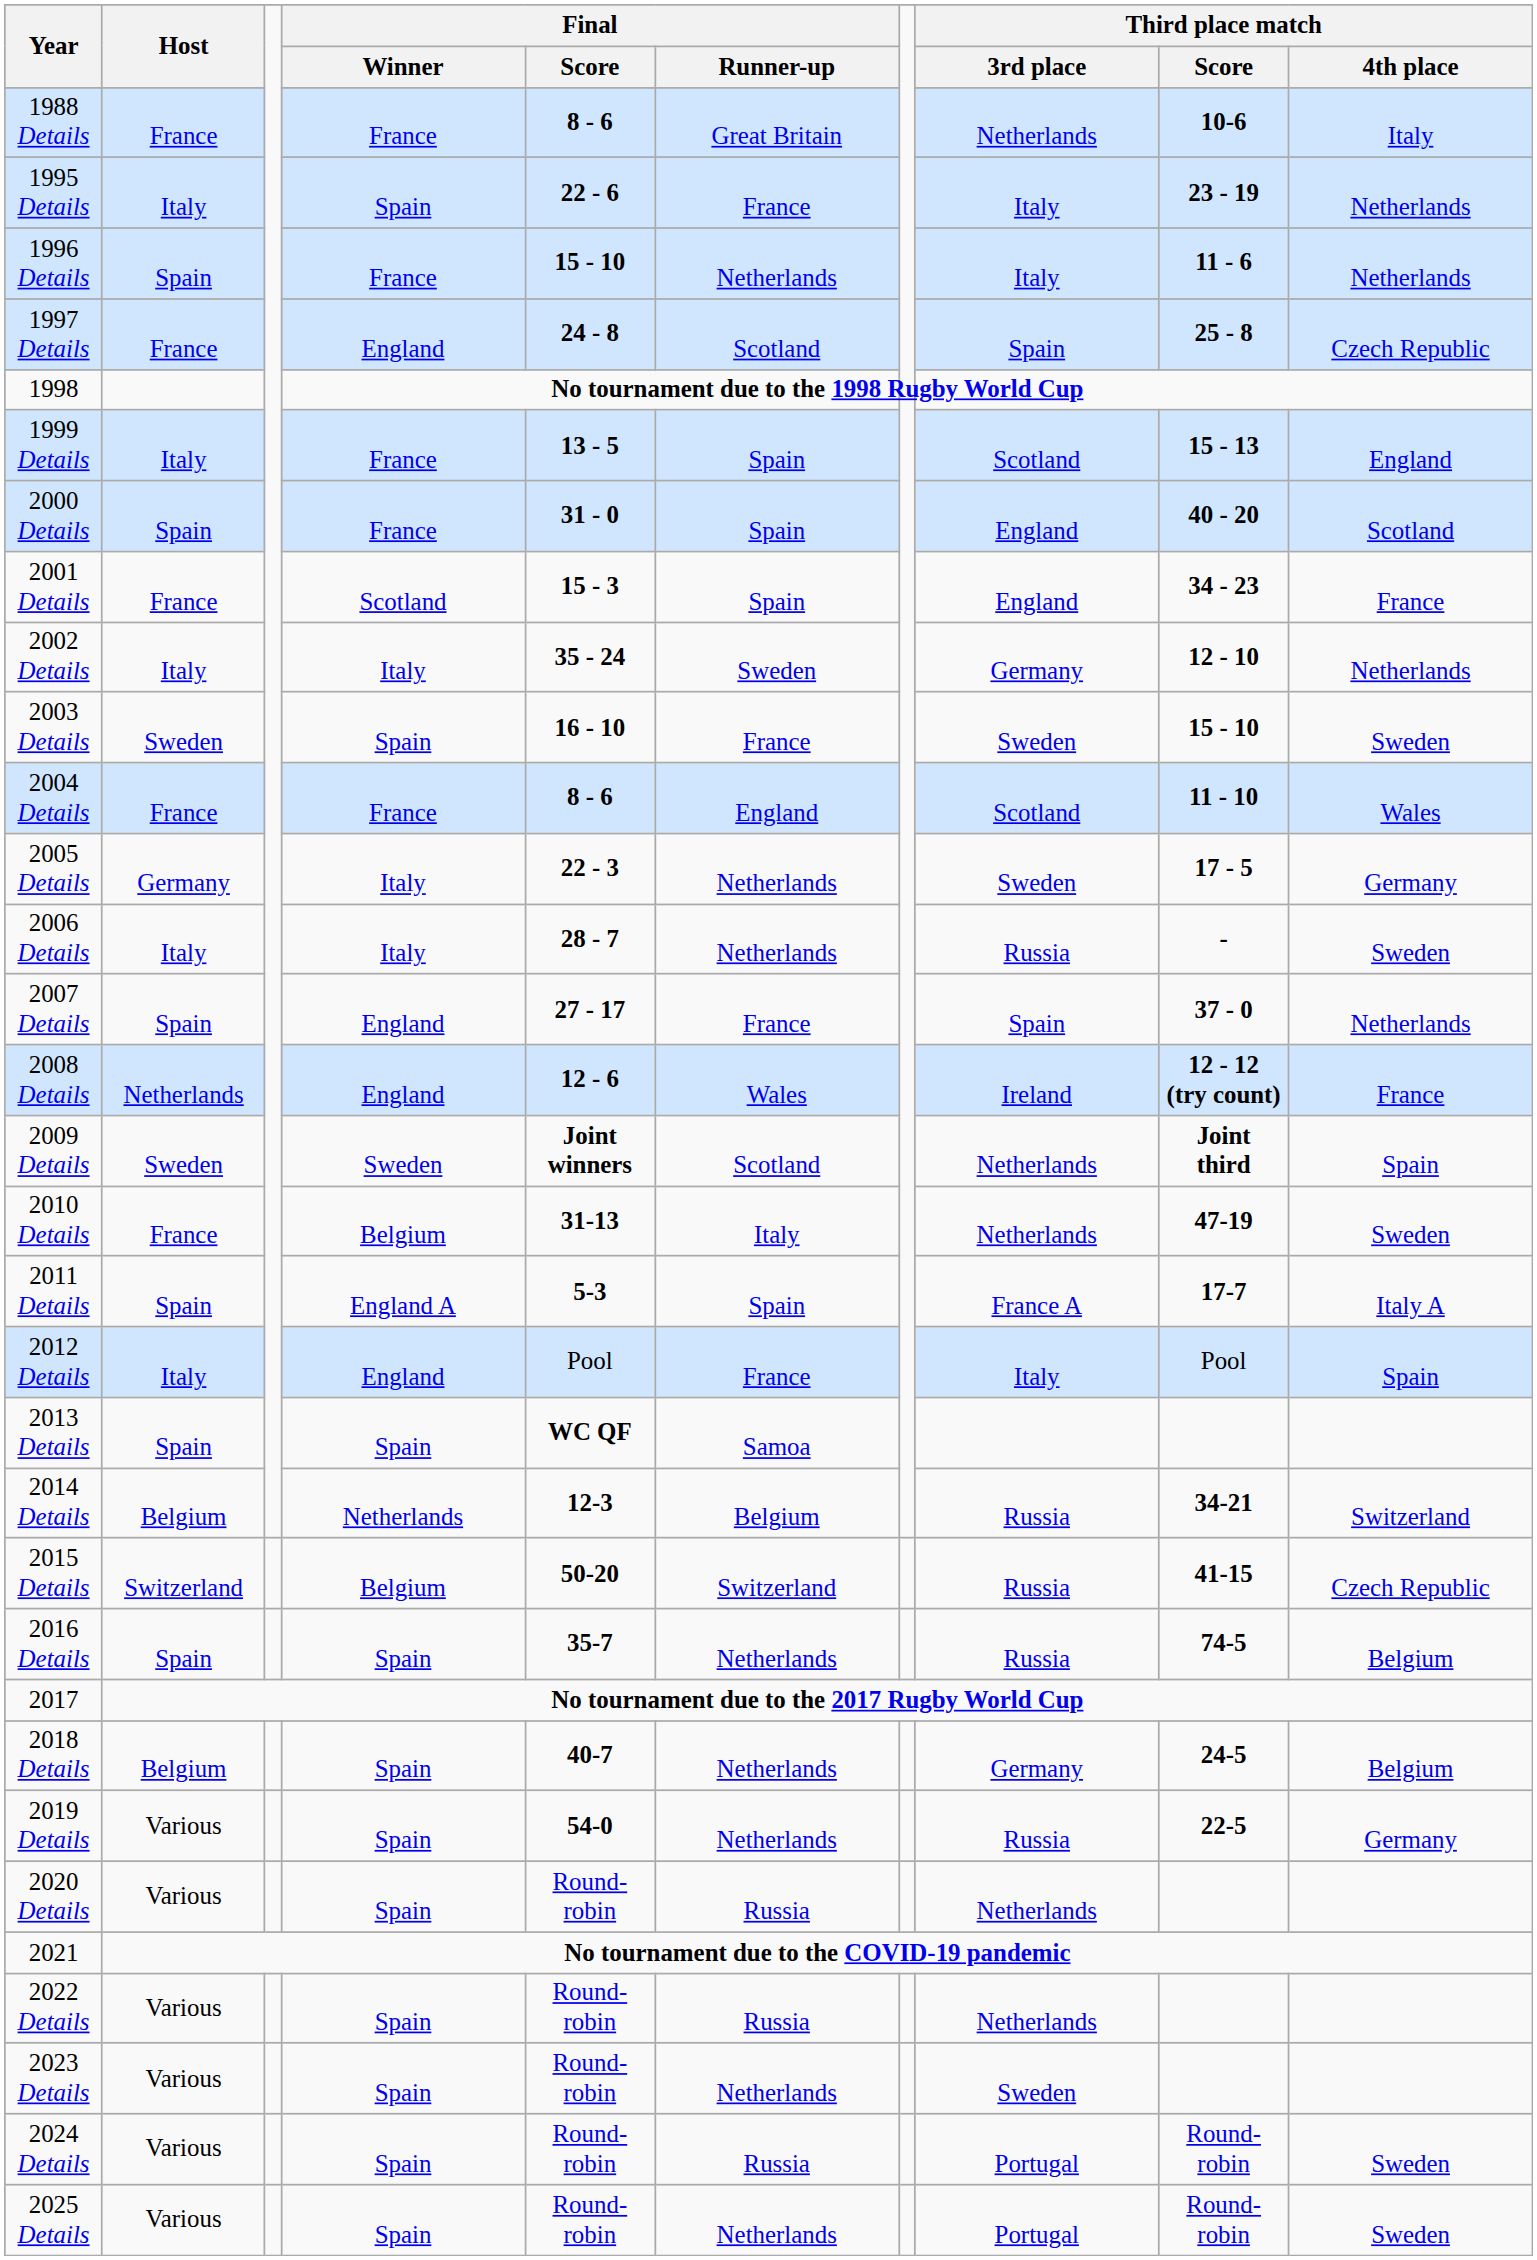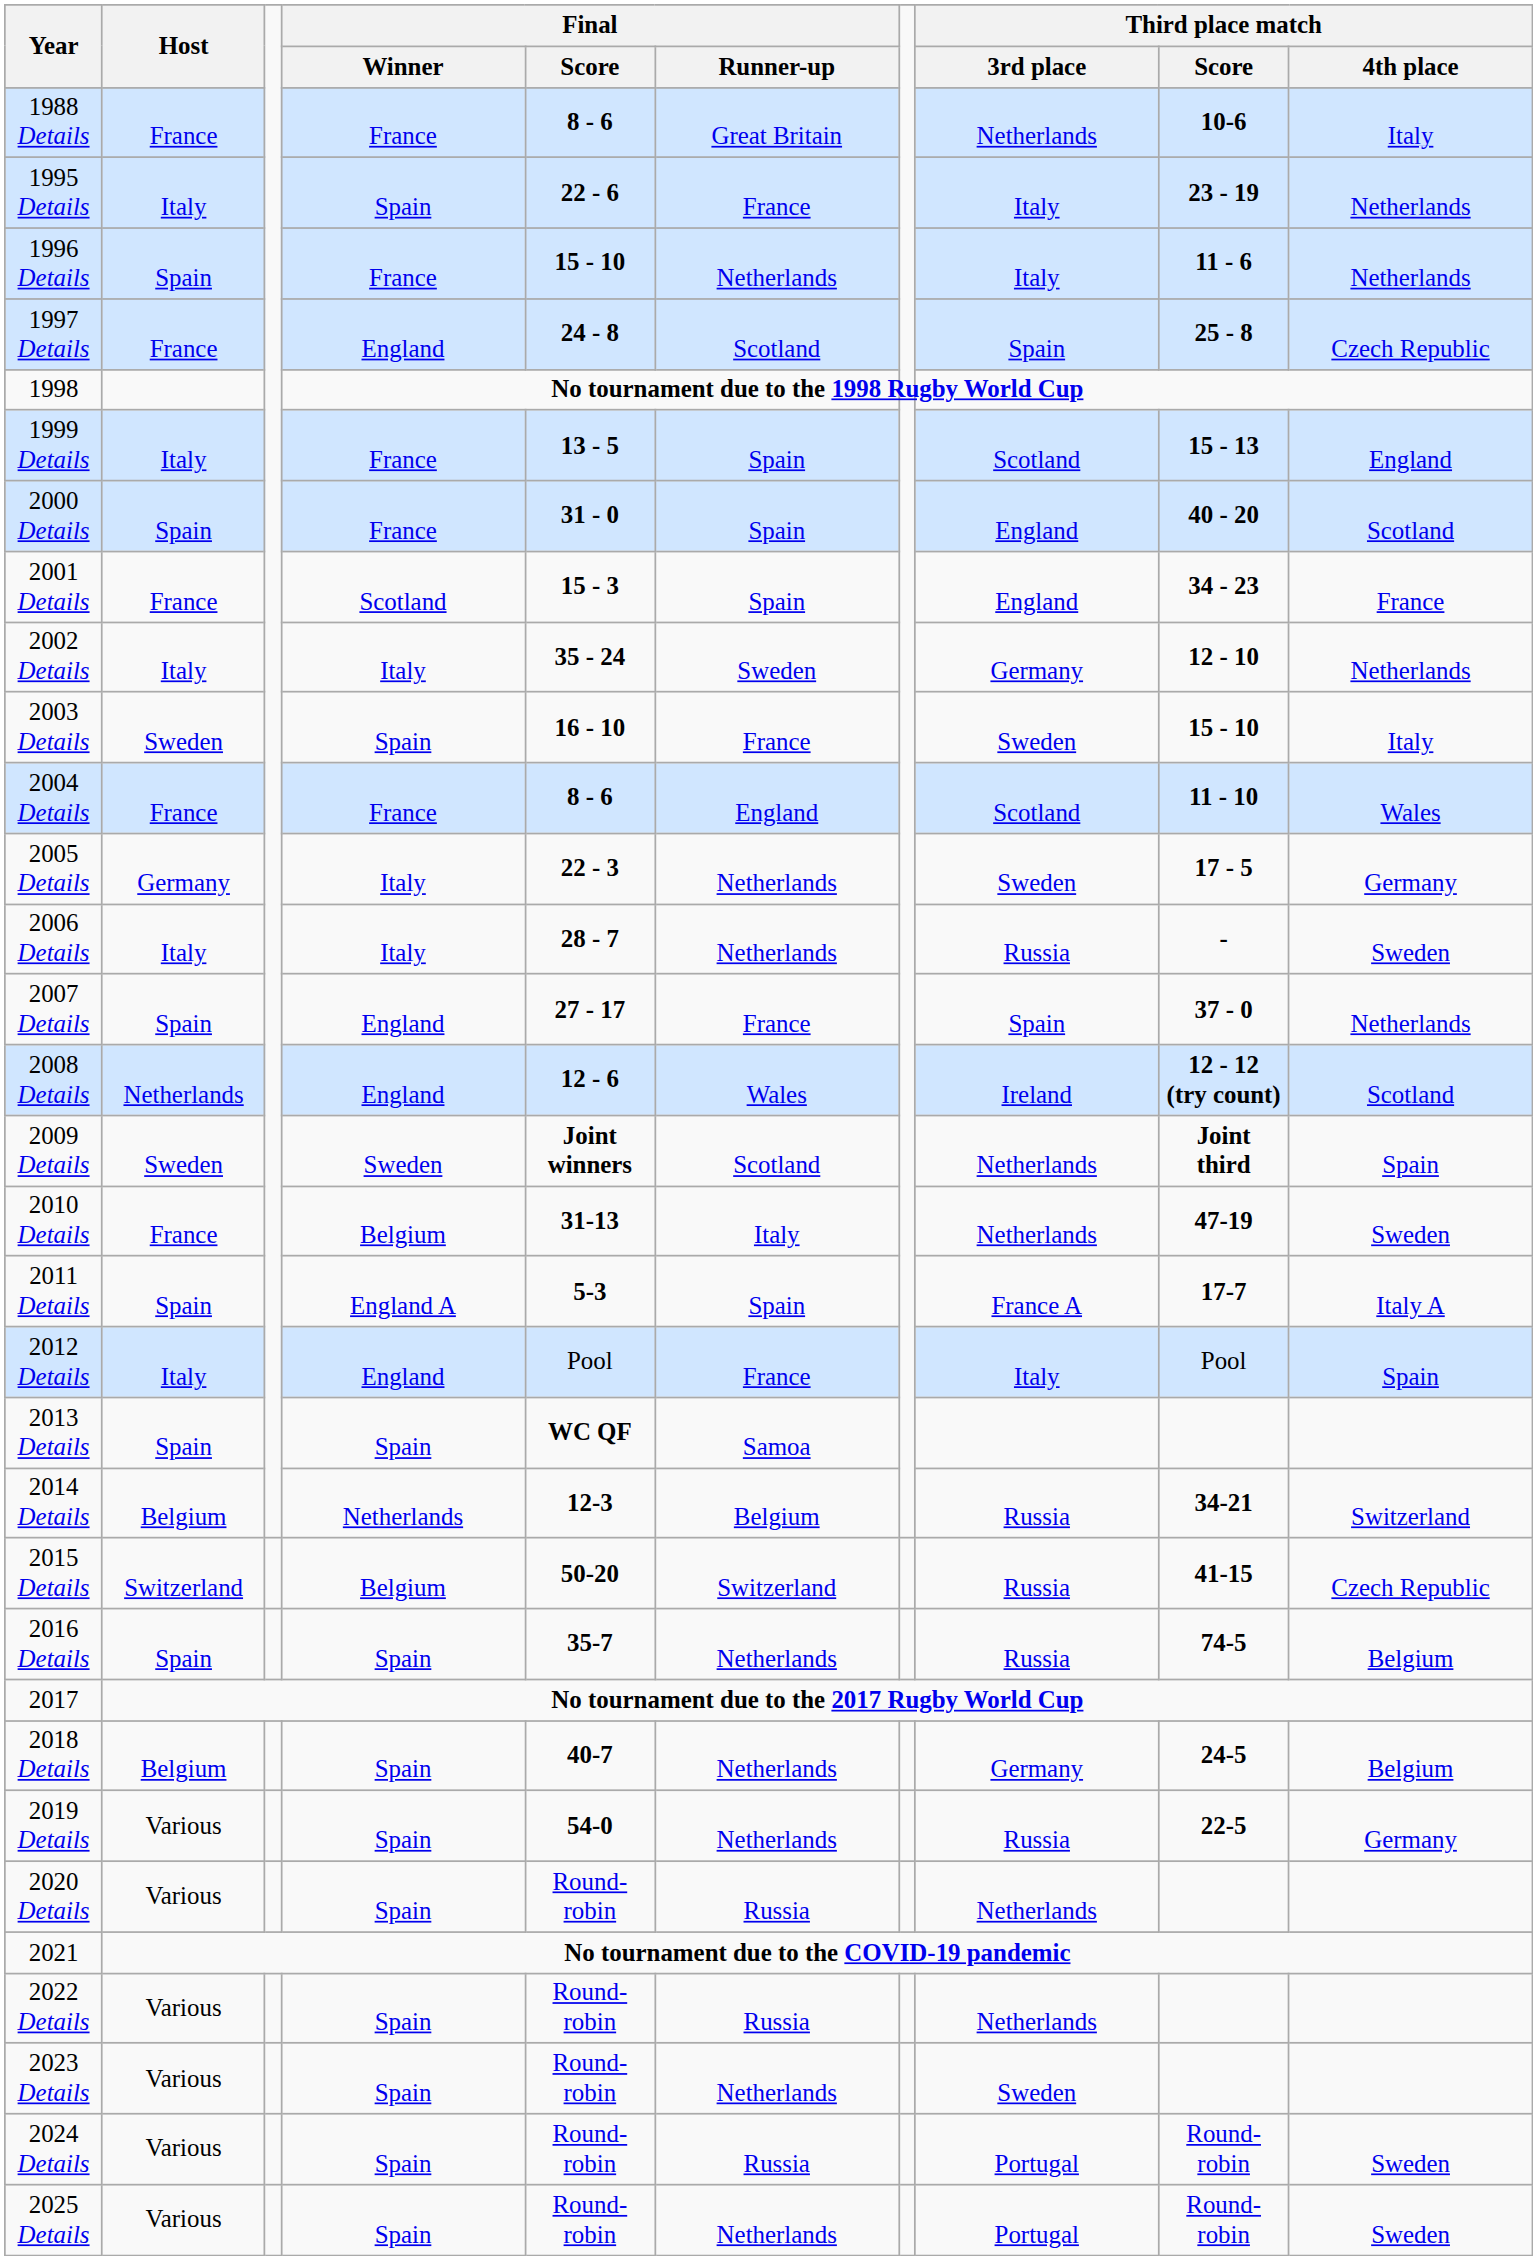(1411, 742) Sweden -> (1411, 742) Italy
(1411, 1094) France -> (1411, 1094) Scotland
